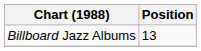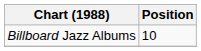(149, 35) 13 -> (149, 35) 10
